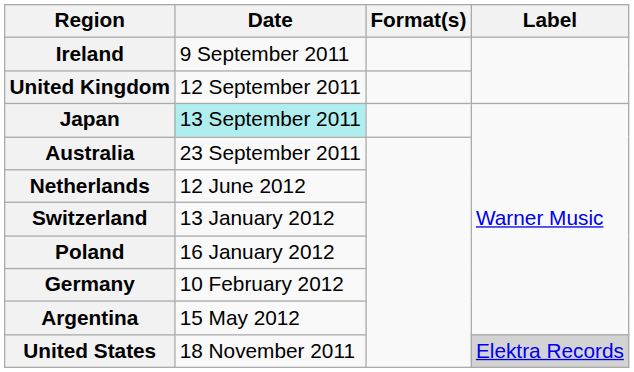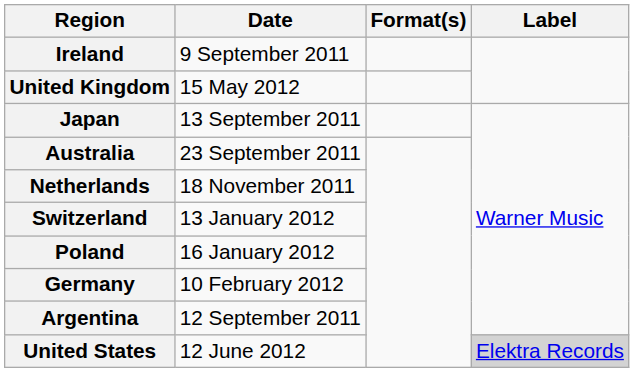(270, 86) 12 September 2011 -> (240, 86) 15 May 2012
(270, 119) paleturquoise background -> (270, 119) no background
(243, 185) 12 June 2012 -> (267, 185) 18 November 2011
(240, 317) 15 May 2012 -> (270, 317) 12 September 2011
(267, 350) 18 November 2011 -> (243, 350) 12 June 2012
